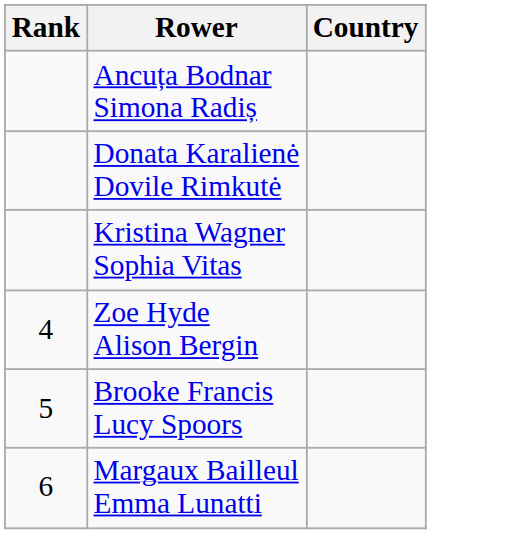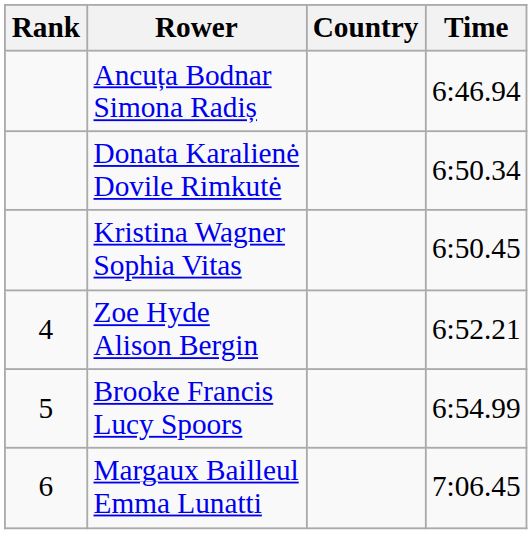+ column: (476, 27)
